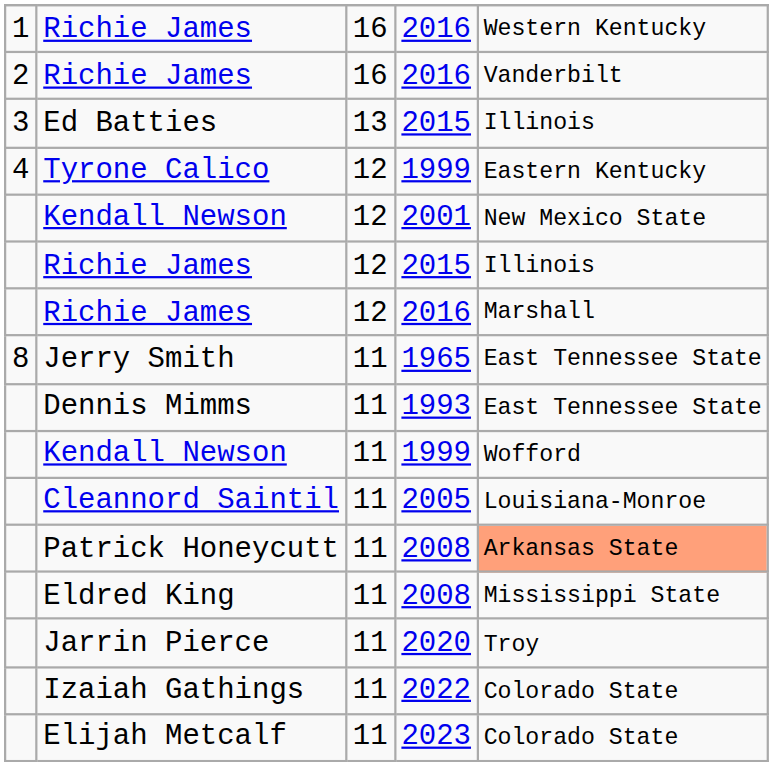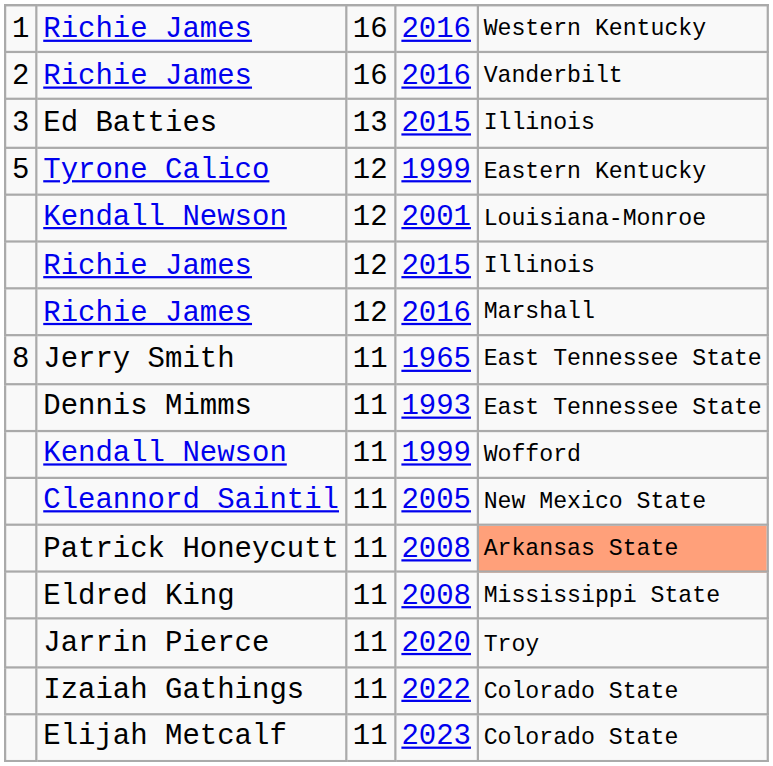(21, 170) 4 -> (21, 170) 5
(595, 218) New Mexico State -> (595, 218) Louisiana-Monroe
(595, 501) Louisiana-Monroe -> (595, 501) New Mexico State
